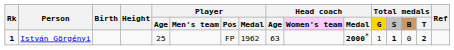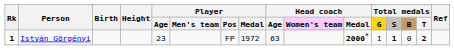(161, 38) 25 -> (161, 38) 23
(250, 38) 1962 -> (250, 38) 1972
